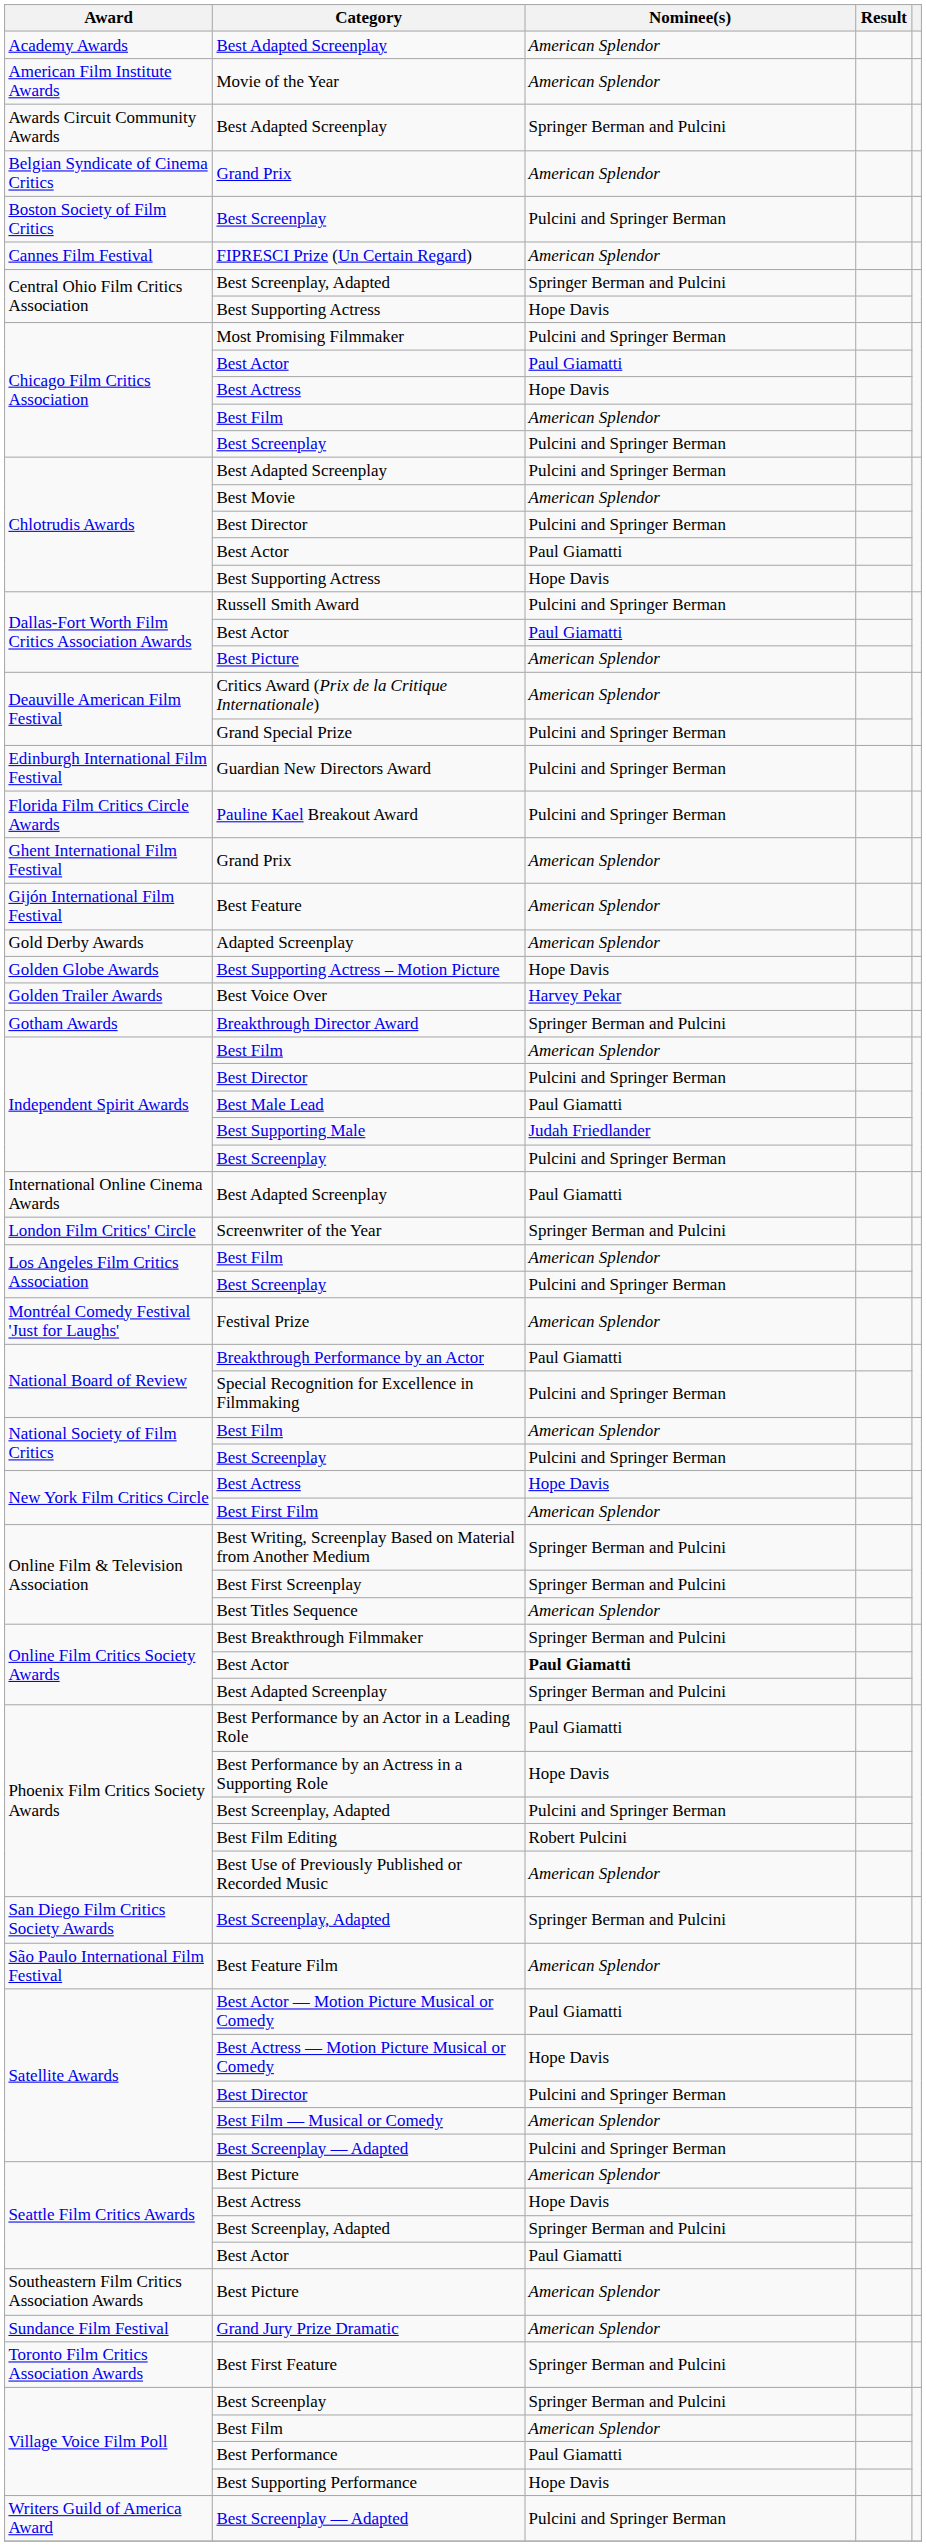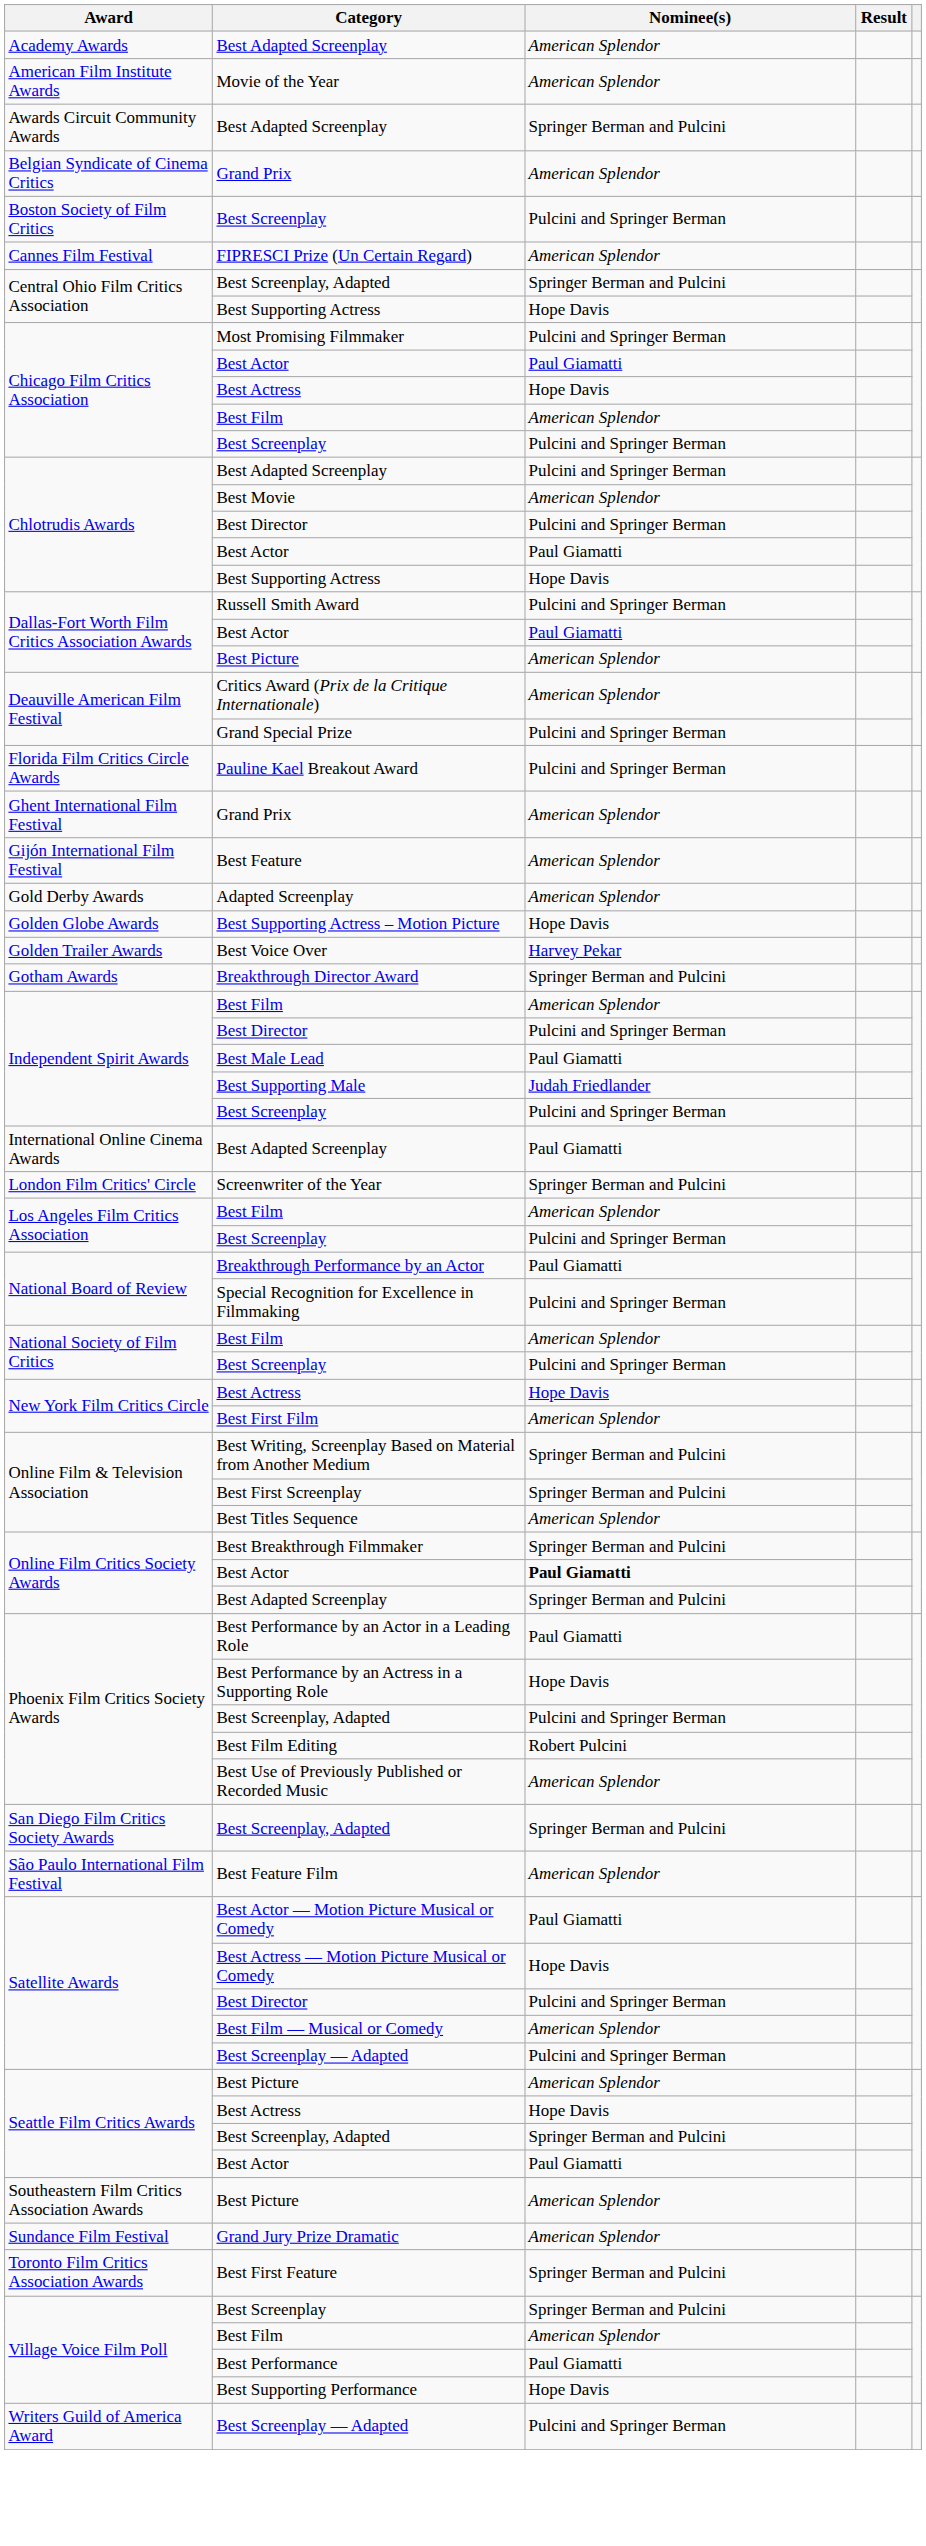- row: (108, 768)
- row: (99, 1321)
